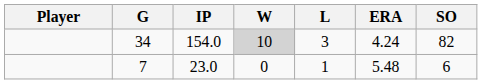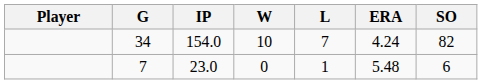(264, 41) lightgrey background -> (264, 41) no background
(325, 41) 3 -> (325, 41) 7
